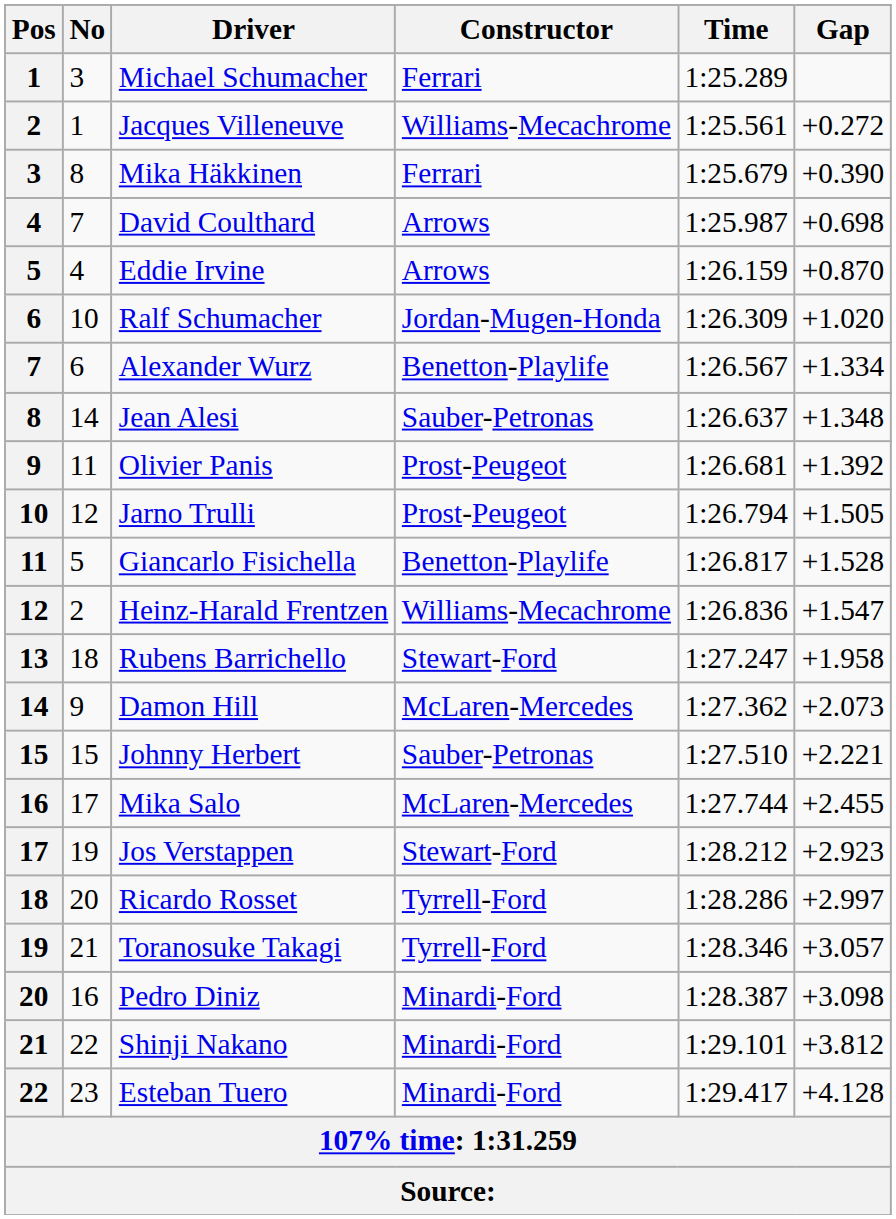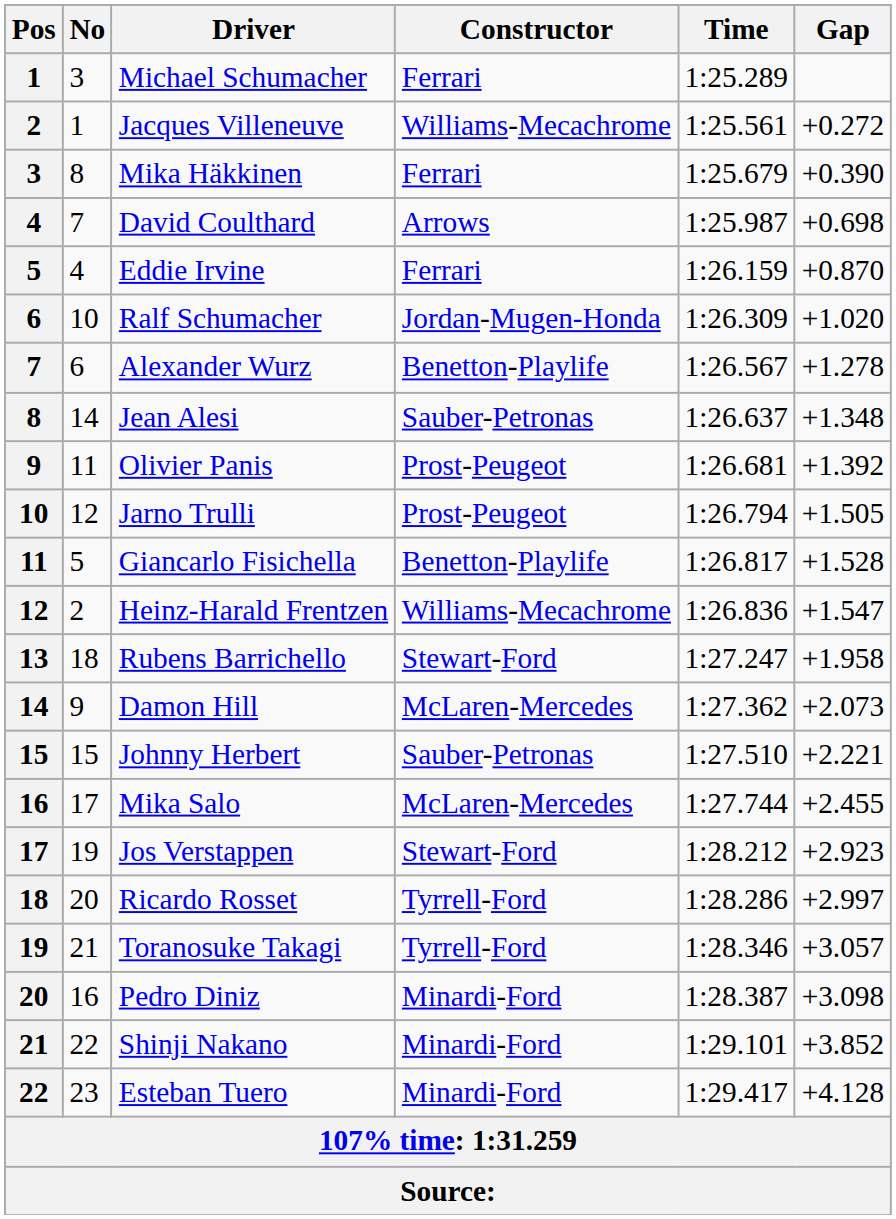(446, 270) Arrows -> (442, 270) Ferrari
(843, 367) +1.334 -> (843, 367) +1.278
(843, 1044) +3.812 -> (843, 1044) +3.852
